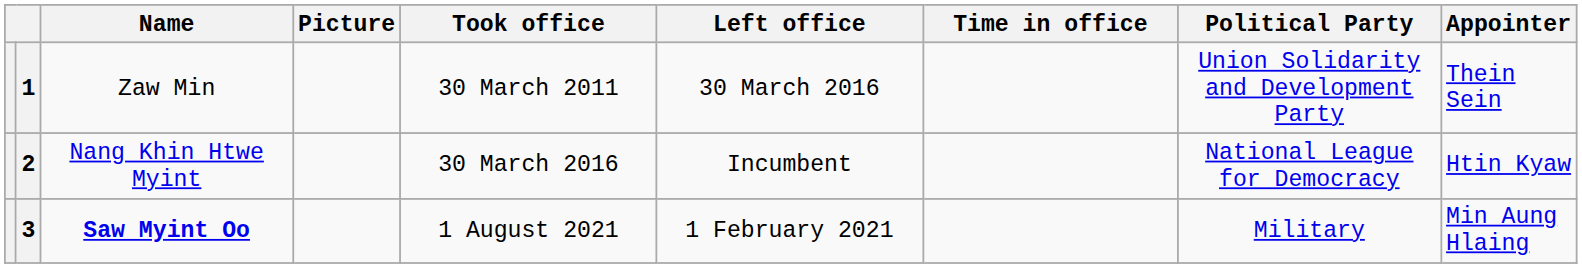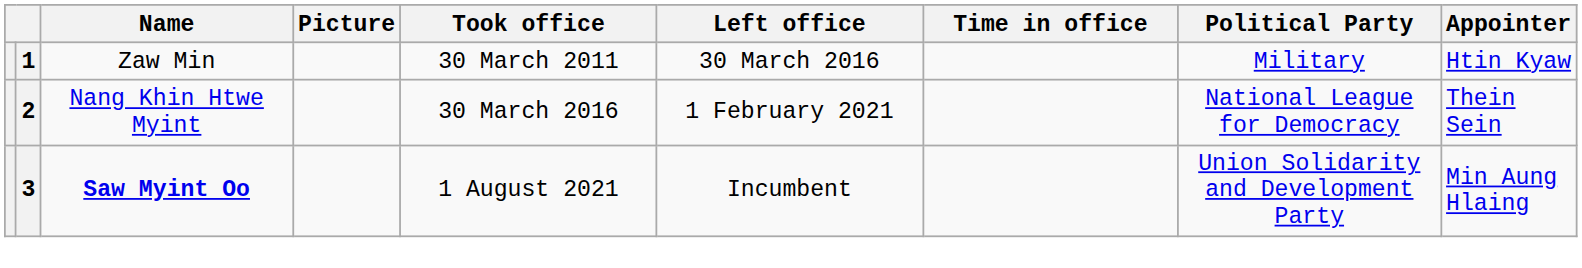(1309, 88) Union Solidarity and Development Party -> (1309, 61) Military
(1481, 88) Thein Sein -> (1509, 61) Htin Kyaw
(789, 166) Incumbent -> (789, 113) 1 February 2021
(1509, 166) Htin Kyaw -> (1481, 113) Thein Sein
(789, 230) 1 February 2021 -> (789, 190) Incumbent
(1309, 230) Military -> (1309, 190) Union Solidarity and Development Party
